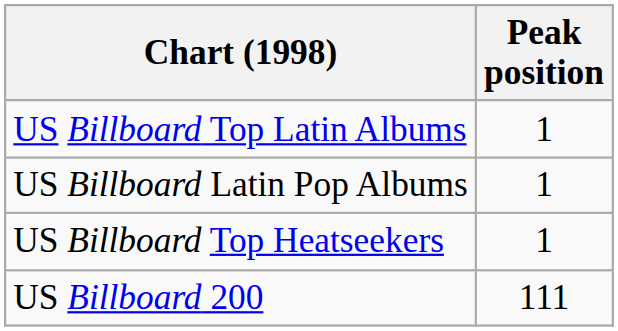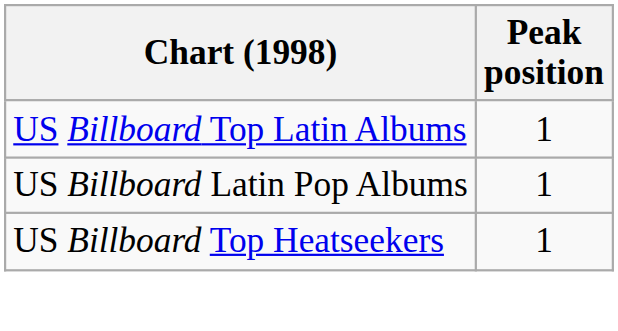- row: (138, 296)
